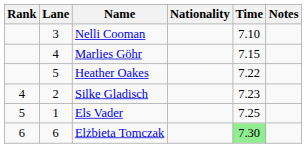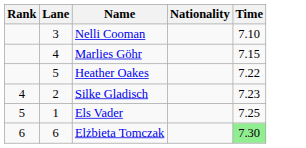- column: (284, 14)
